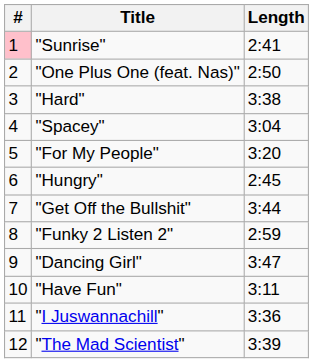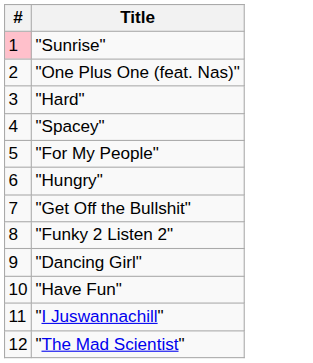- column: (276, 18)
